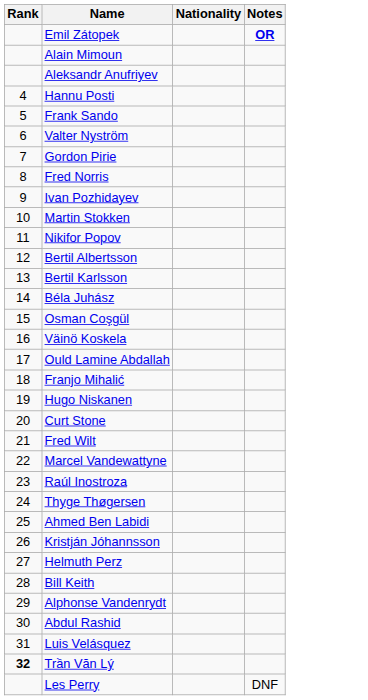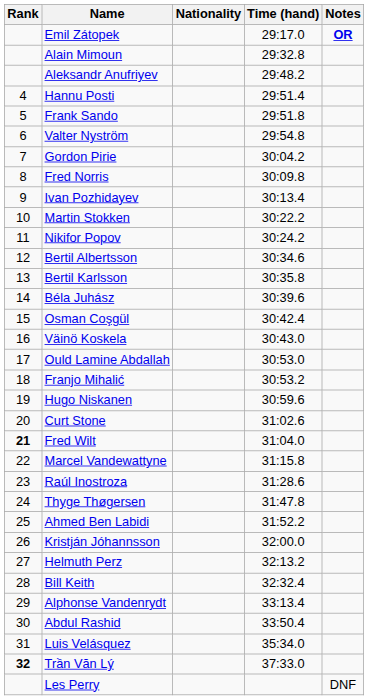+ column: (283, 14)
(23, 440) normal -> (23, 440) bold
